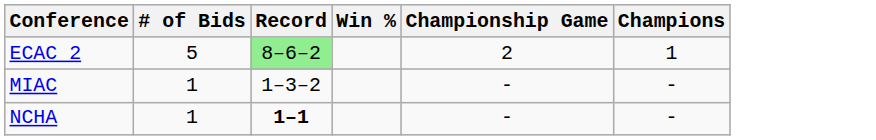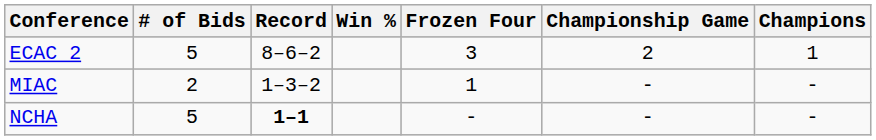+ column: (471, 21)
(291, 53) lightgreen background -> (291, 53) no background
(192, 86) 1 -> (192, 86) 2
(192, 118) 1 -> (192, 118) 5
